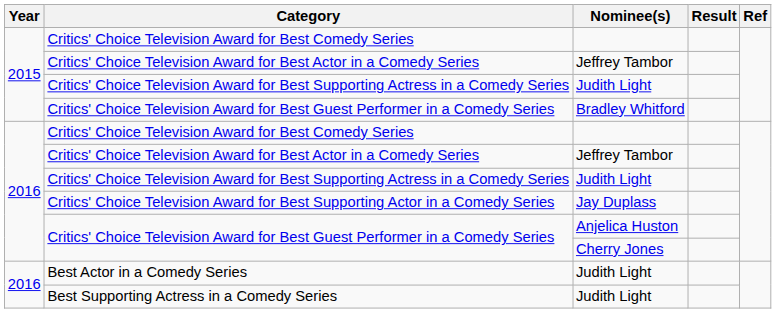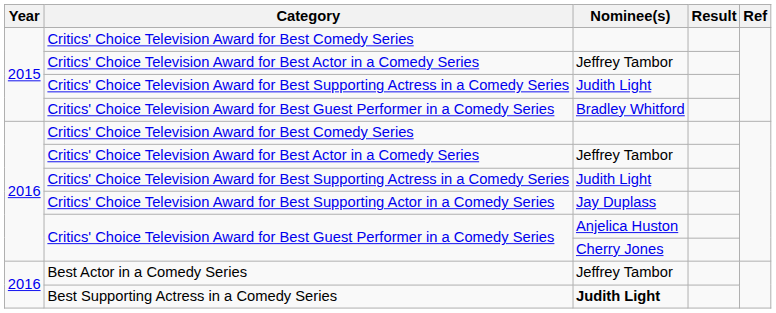(614, 272) Judith Light -> (624, 272) Jeffrey Tambor
(614, 296) normal -> (618, 296) bold
